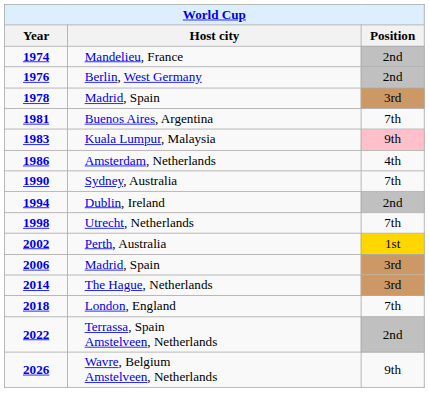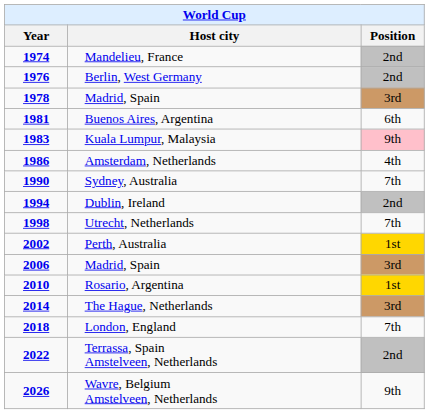(393, 118) 7th -> (393, 118) 6th
+ row: (36, 285)
